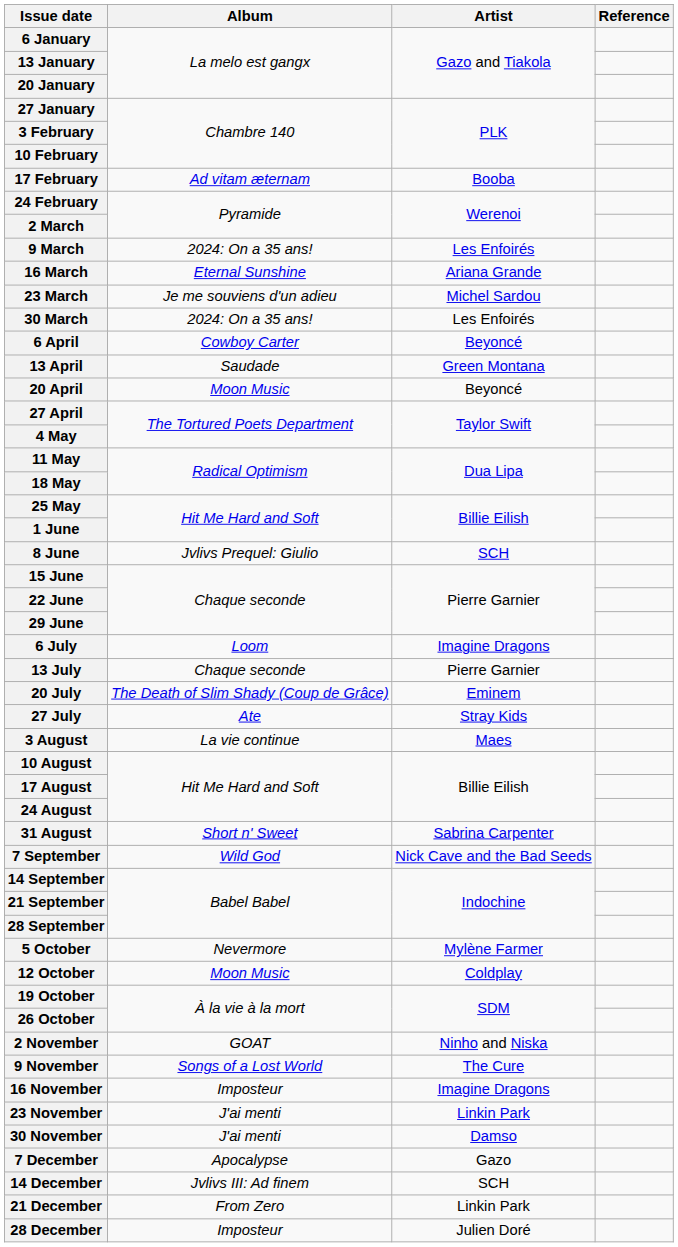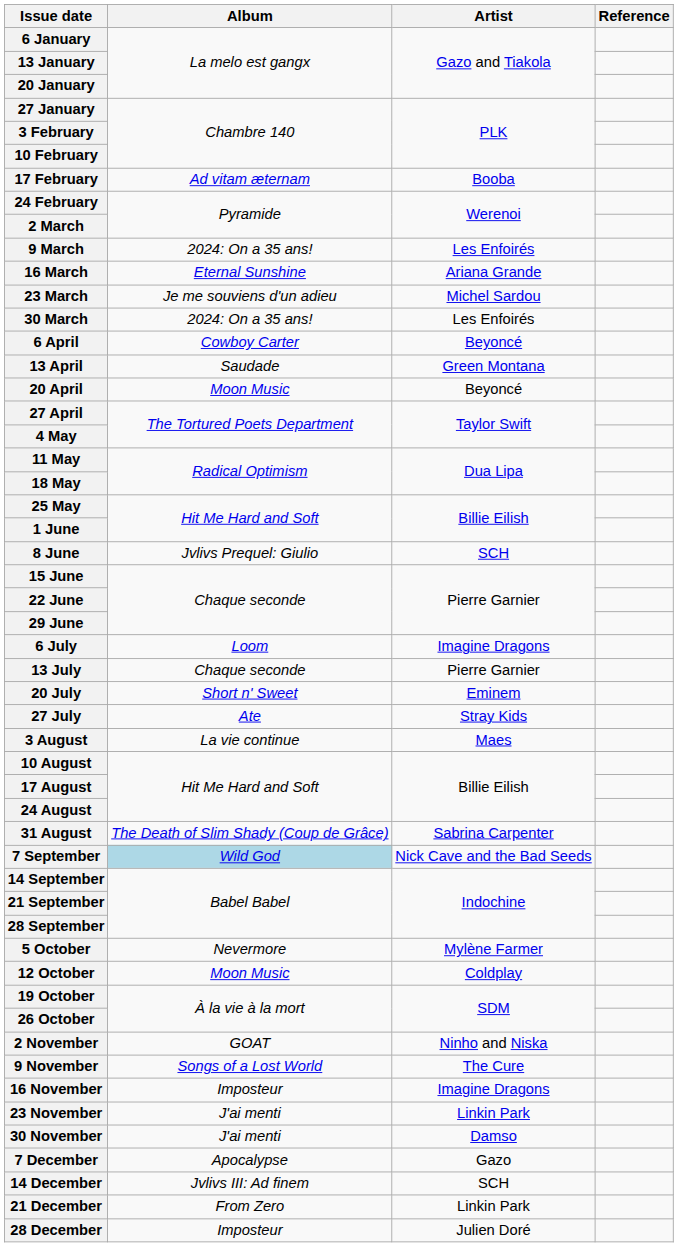(250, 693) The Death of Slim Shady (Coup de Grâce) -> (250, 693) Short n' Sweet
(250, 833) Short n' Sweet -> (250, 833) The Death of Slim Shady (Coup de Grâce)
(250, 856) no background -> (250, 856) lightblue background
